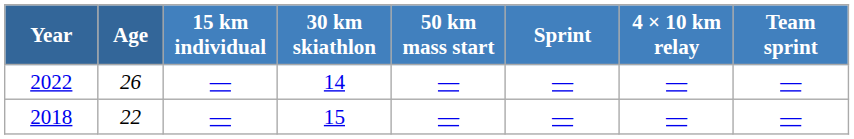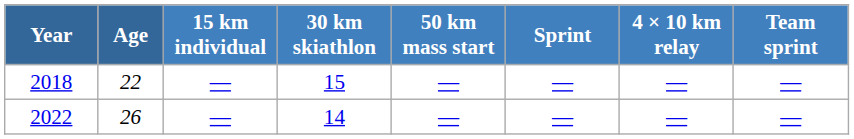rows swapped: (51, 116) <-> (51, 81)
